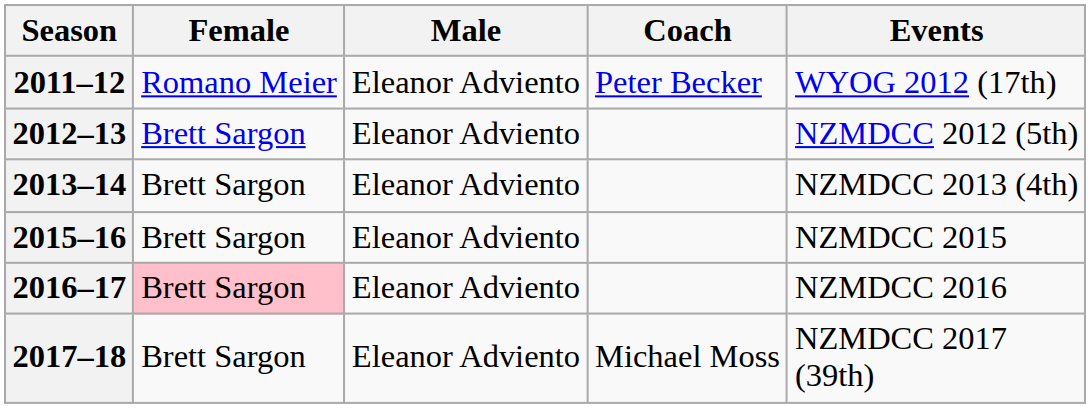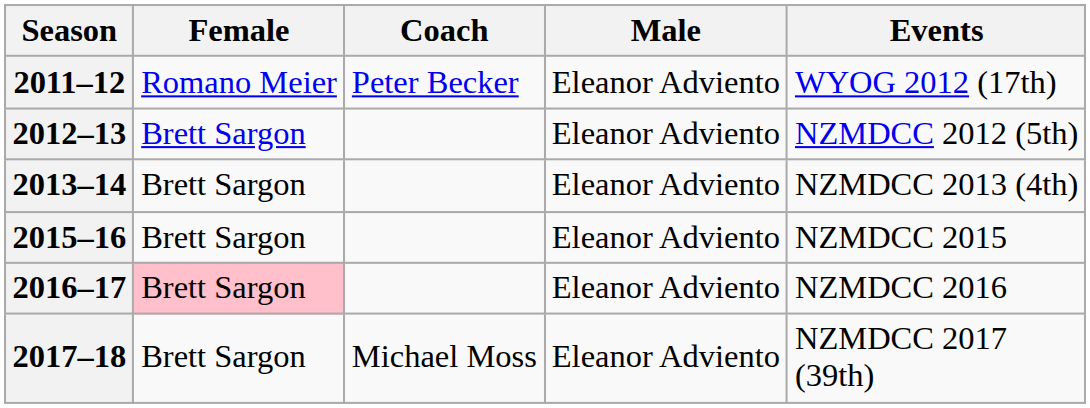columns swapped: (466, 30) <-> (688, 30)
